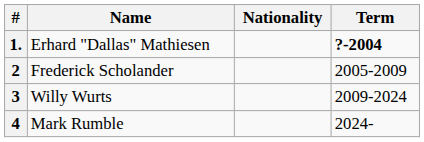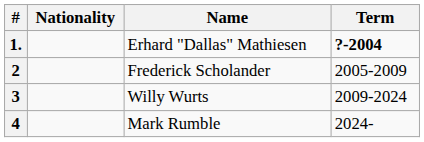columns swapped: (130, 17) <-> (283, 17)
